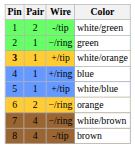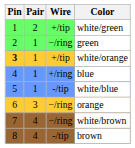(60, 27) -/tip -> (60, 27) +/tip
(60, 89) +/tip -> (60, 89) -/tip
(35, 105) 2 -> (35, 105) 3
